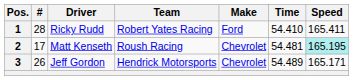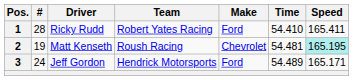(40, 46) 17 -> (40, 46) 19
(40, 63) 26 -> (40, 63) 24
(244, 63) Chevrolet -> (232, 63) Ford
